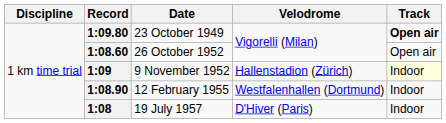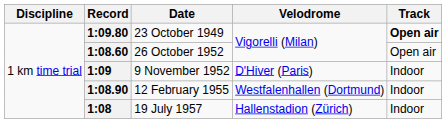(294, 71) Hallenstadion (Zürich) -> (274, 71) D'Hiver (Paris)
(407, 71) lightyellow background -> (407, 71) no background
(274, 109) D'Hiver (Paris) -> (294, 109) Hallenstadion (Zürich)
